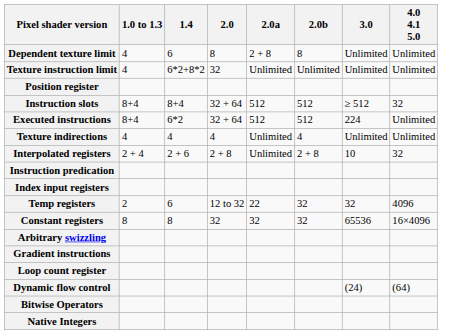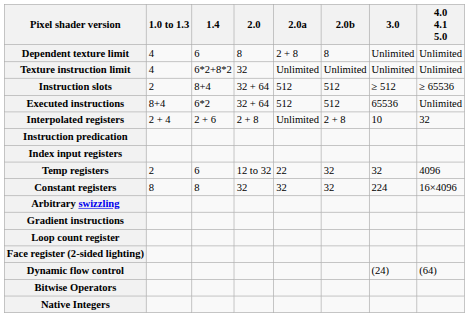- row: (62, 86)
(130, 103) 8+4 -> (151, 86) 2
(398, 103) 32 -> (437, 86) ≥ 65536
(353, 120) 224 -> (385, 103) 65536
- row: (62, 137)
(358, 220) 65536 -> (379, 187) 224
+ row: (75, 254)
